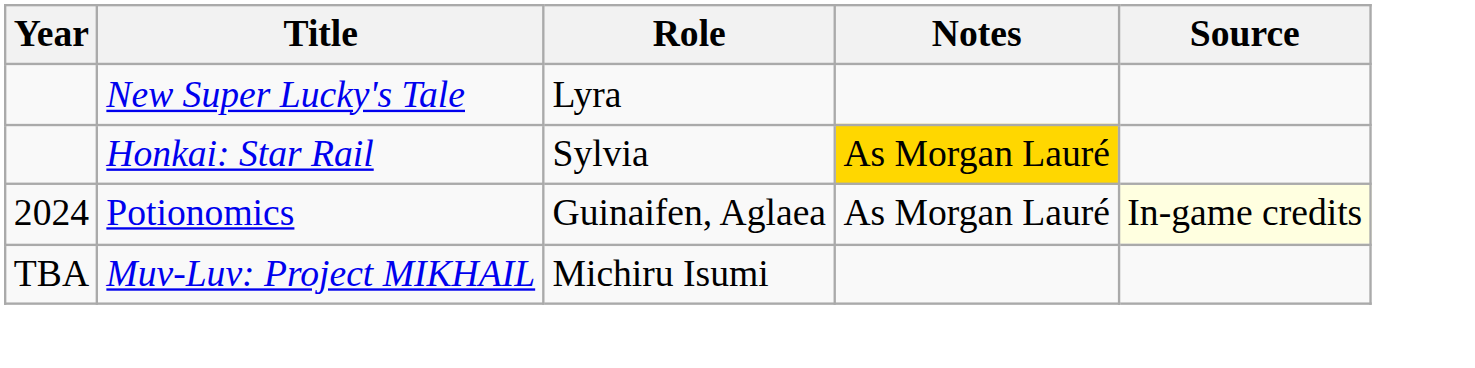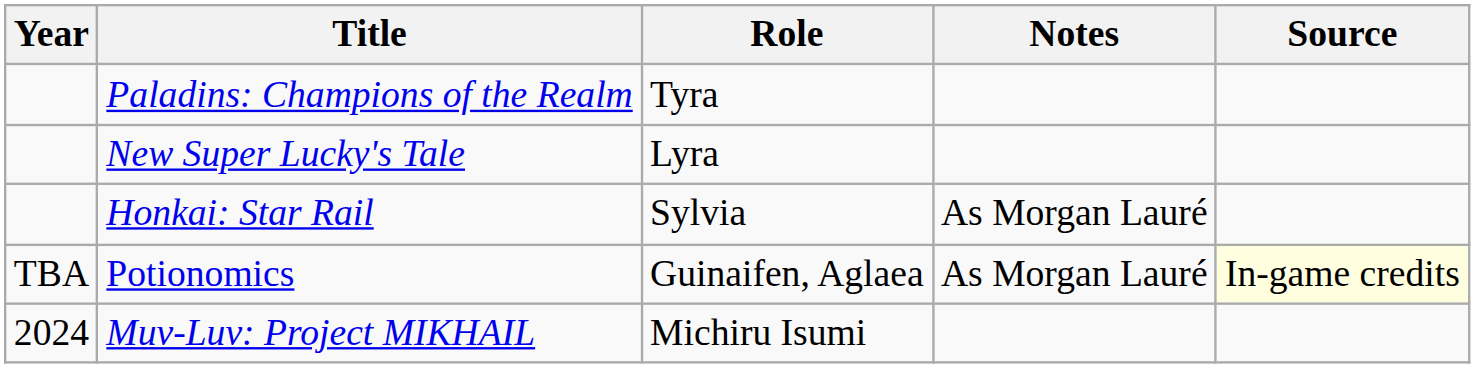+ row: (370, 93)
(977, 153) gold background -> (1074, 213) no background
(51, 213) 2024 -> (51, 272) TBA
(51, 272) TBA -> (51, 332) 2024
